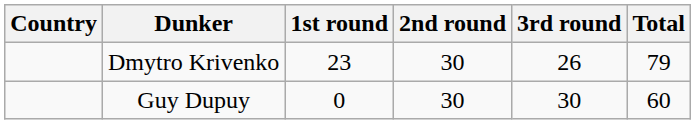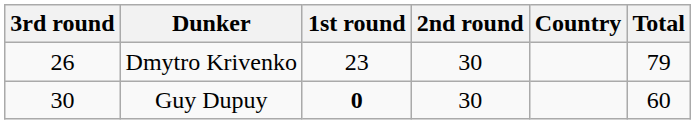columns swapped: (54, 23) <-> (569, 23)
(339, 99) normal -> (357, 99) bold
